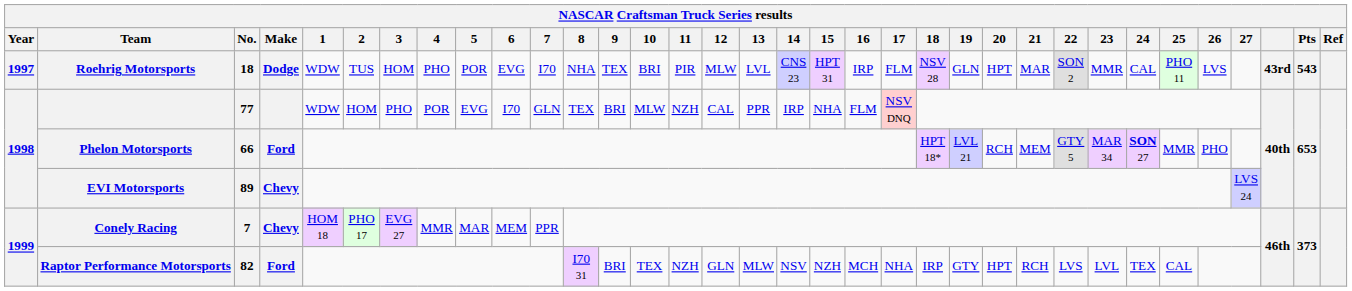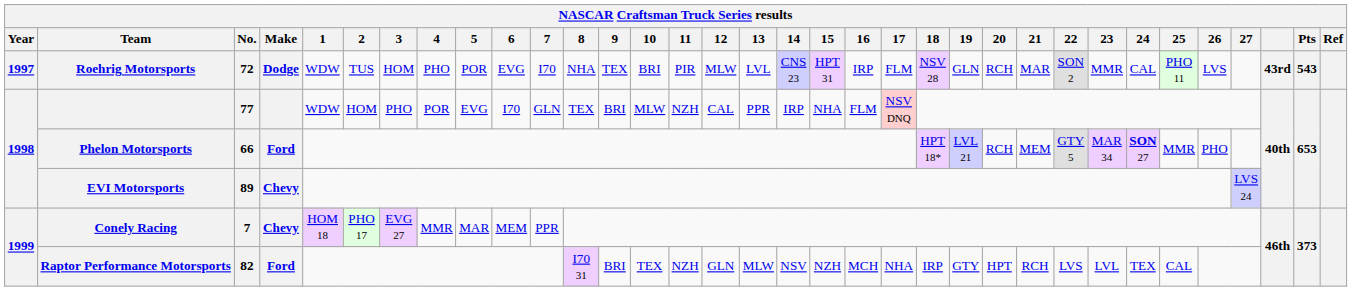(247, 69) 18 -> (247, 69) 72
(999, 69) HPT -> (999, 69) RCH
